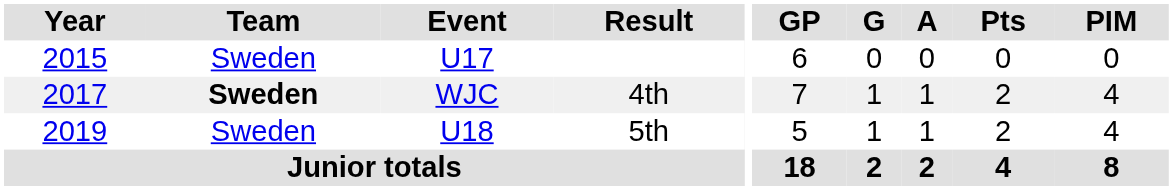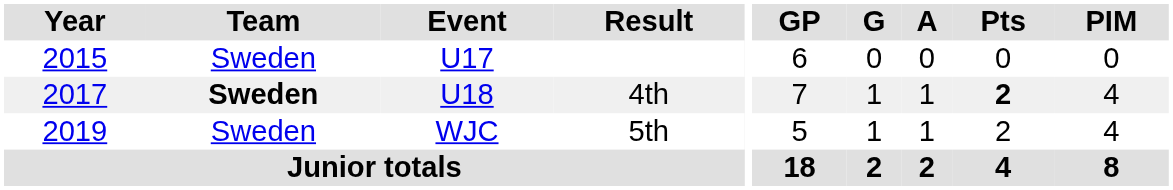(467, 94) WJC -> (467, 94) U18
(1003, 94) normal -> (1003, 94) bold
(467, 130) U18 -> (467, 130) WJC
